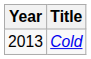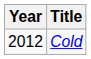(26, 41) 2013 -> (26, 41) 2012
